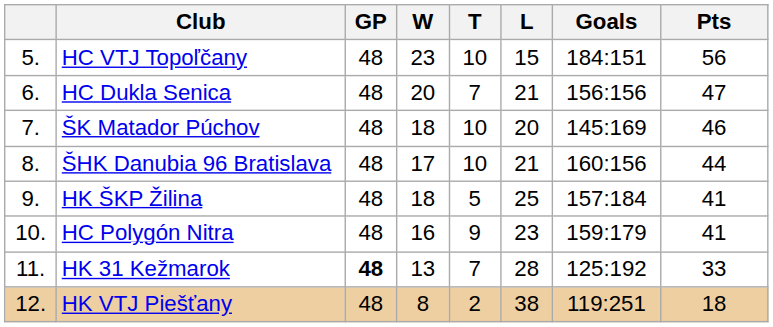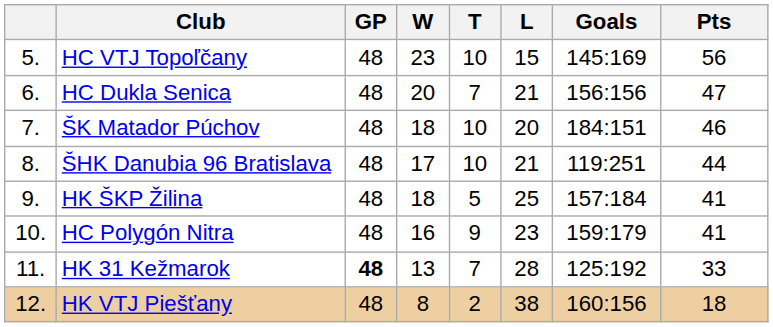(606, 57) 184:151 -> (606, 57) 145:169
(606, 127) 145:169 -> (606, 127) 184:151
(606, 163) 160:156 -> (606, 163) 119:251
(606, 304) 119:251 -> (606, 304) 160:156
